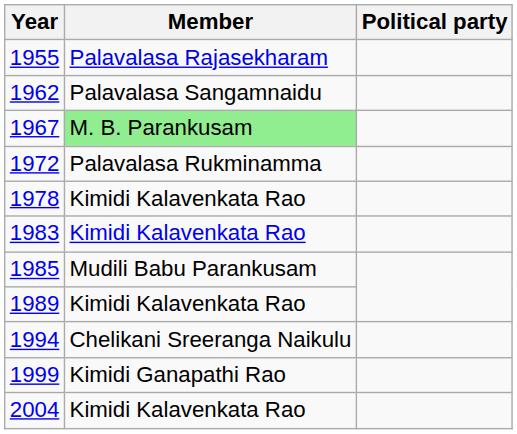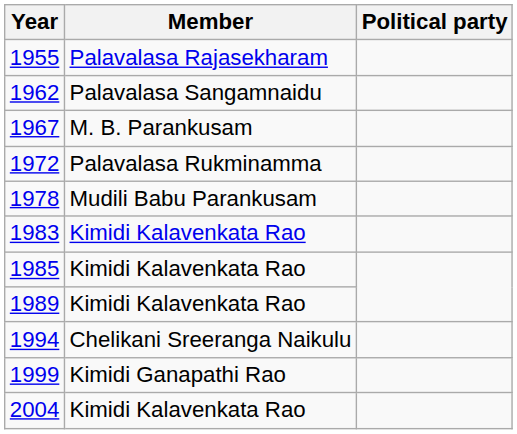(161, 127) lightgreen background -> (161, 127) no background
(188, 198) Kimidi Kalavenkata Rao -> (193, 198) Mudili Babu Parankusam
(193, 269) Mudili Babu Parankusam -> (188, 269) Kimidi Kalavenkata Rao
